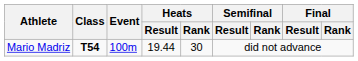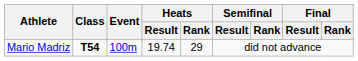(161, 48) 19.44 -> (161, 48) 19.74
(196, 48) 30 -> (196, 48) 29
